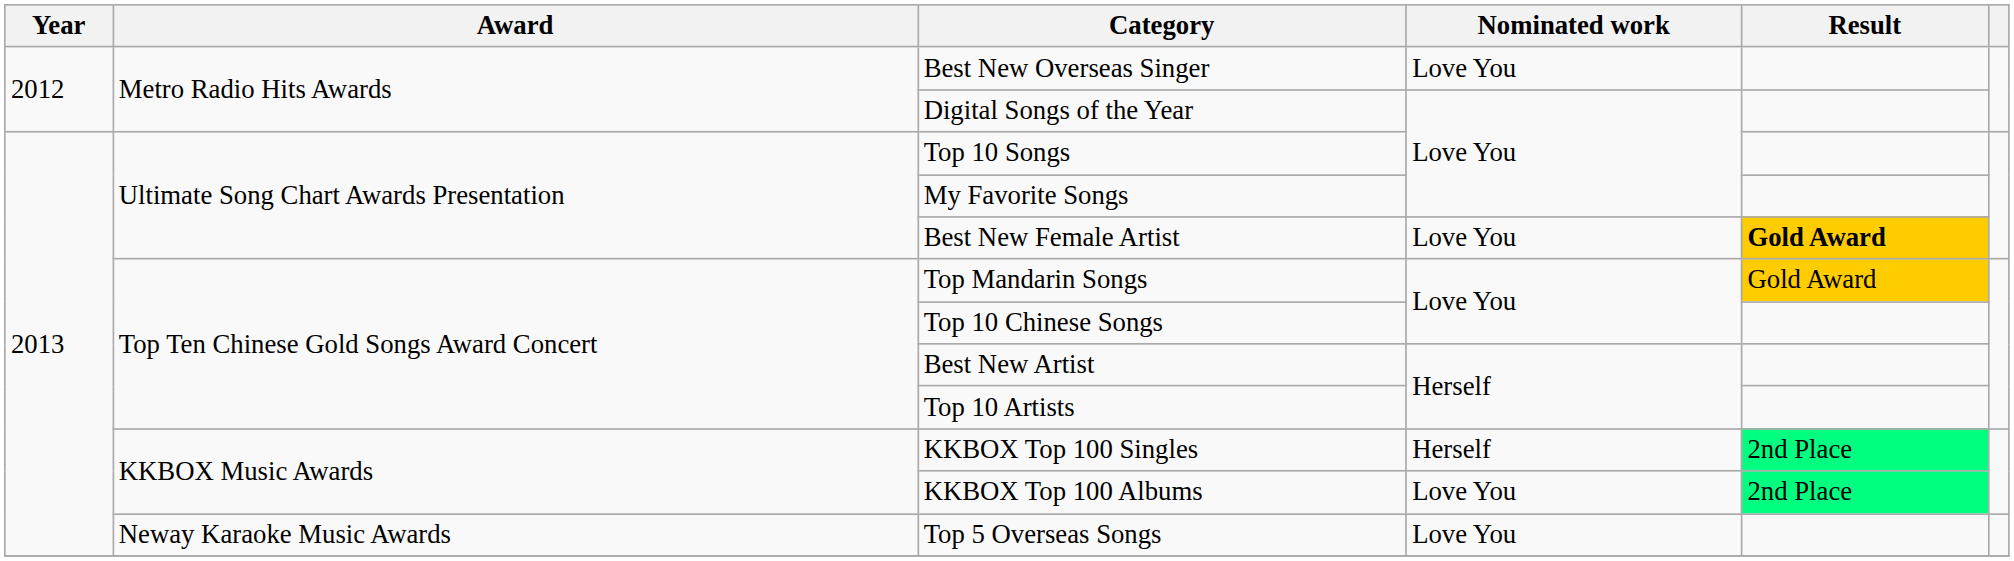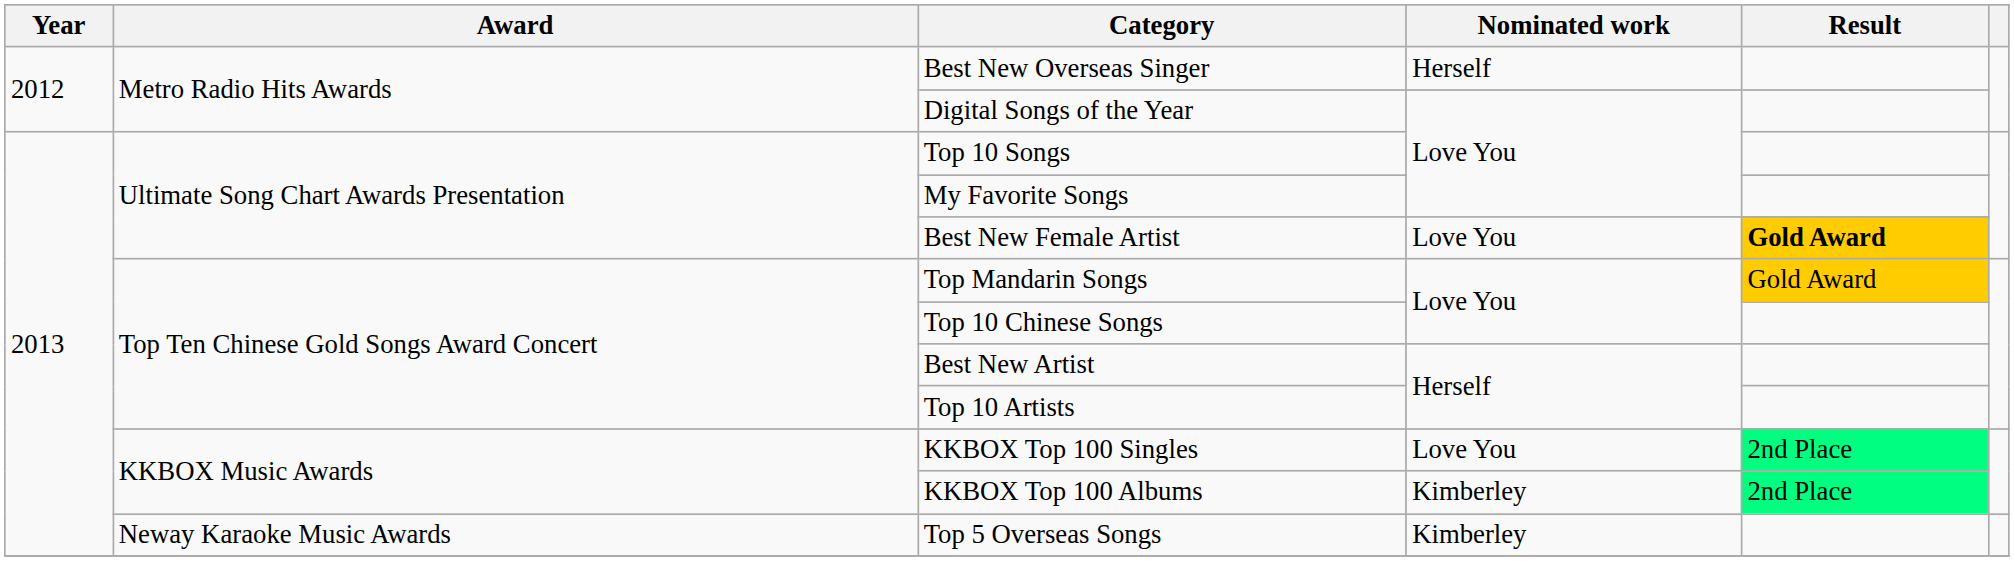(1464, 68) Love You -> (1451, 68) Herself
(1451, 449) Herself -> (1464, 449) Love You
(1464, 491) Love You -> (1469, 491) Kimberley
(1464, 534) Love You -> (1469, 534) Kimberley
